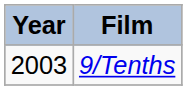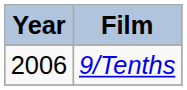(39, 65) 2003 -> (39, 65) 2006
